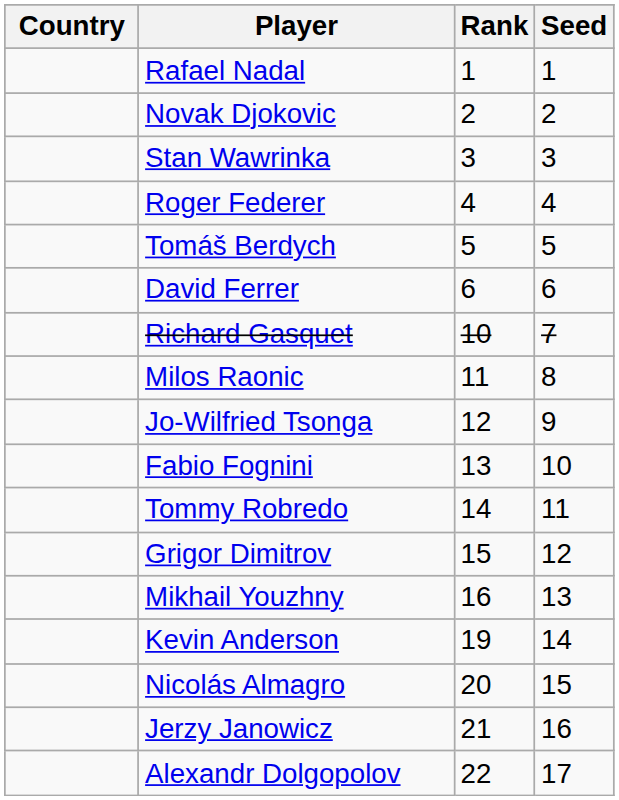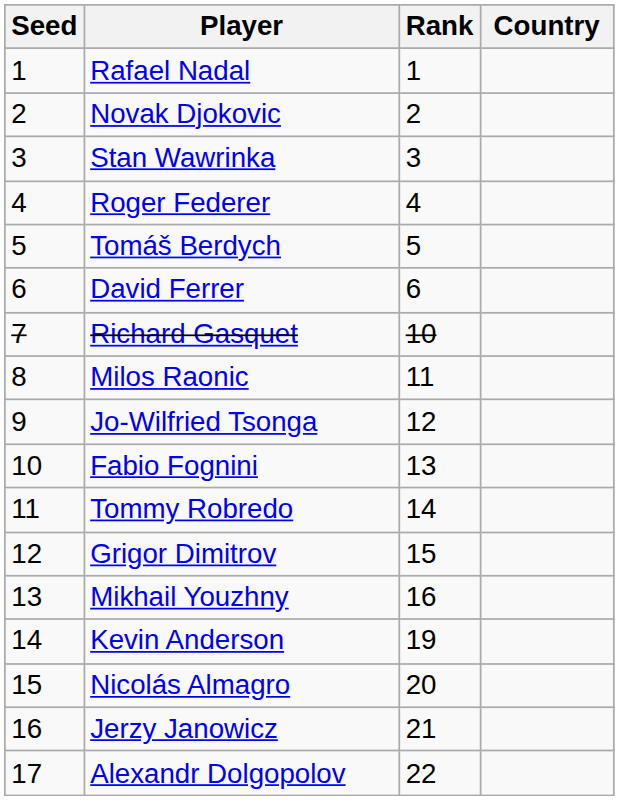columns swapped: (72, 26) <-> (574, 26)
